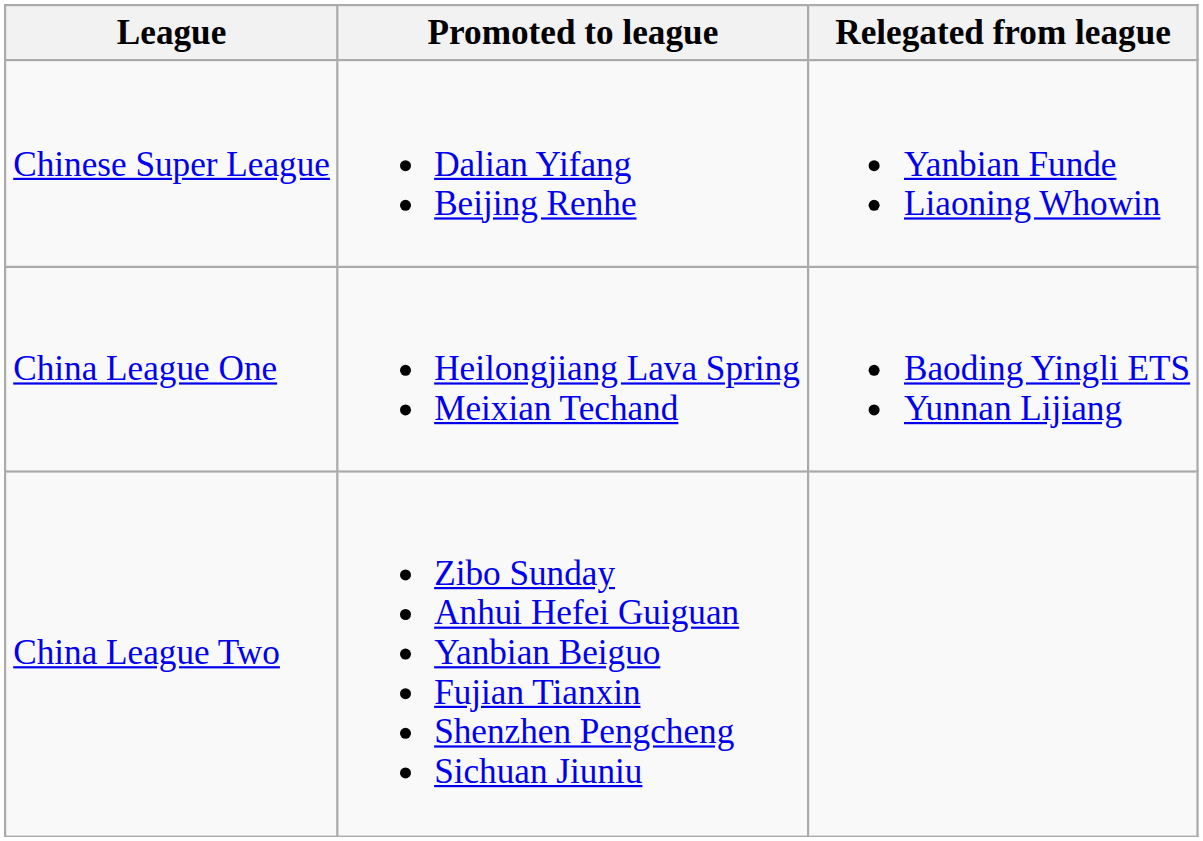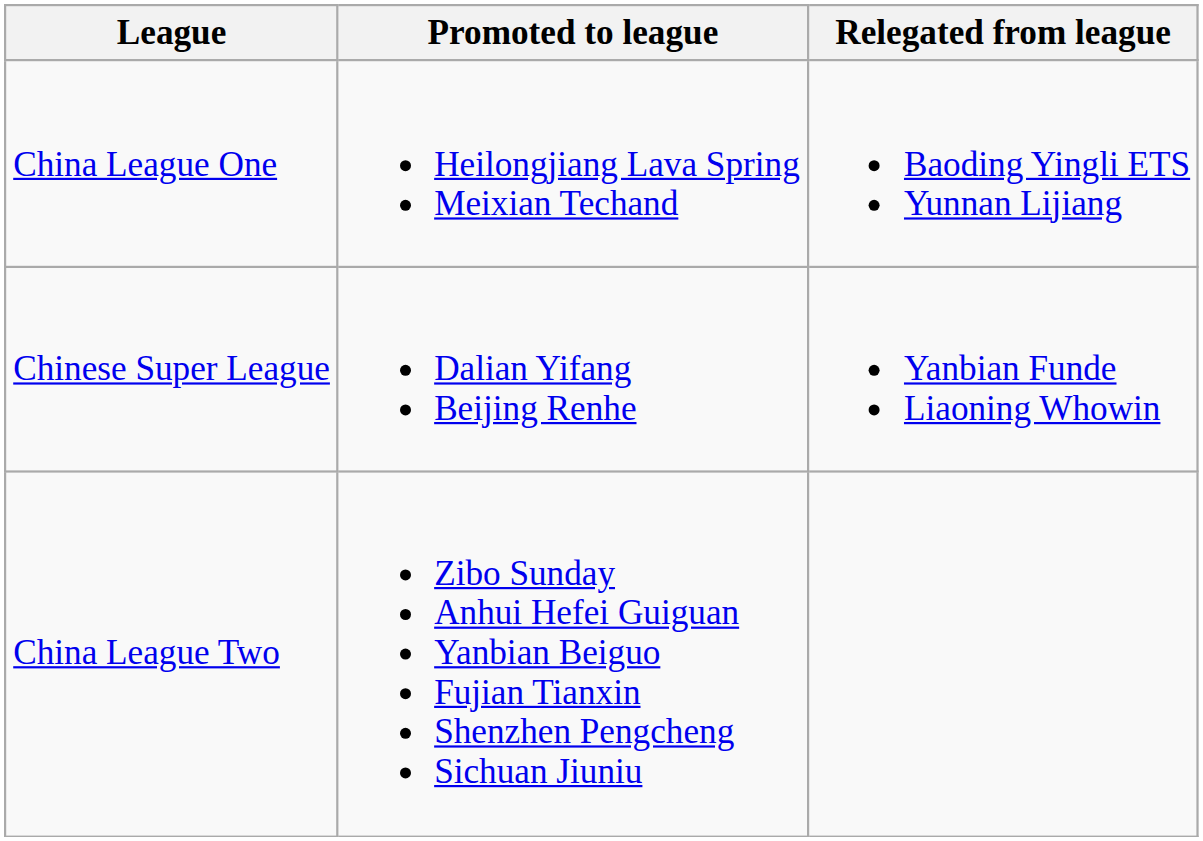rows swapped: (172, 163) <-> (145, 368)
